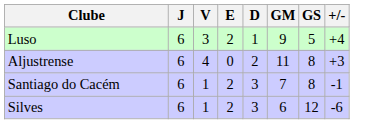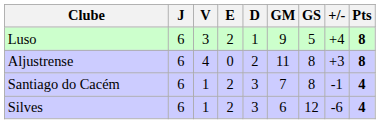+ column: (362, 15)
